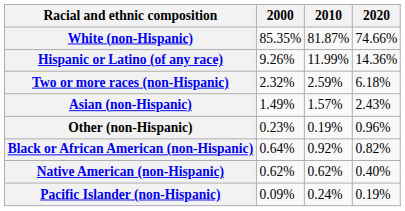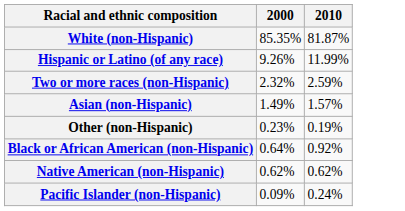- column: (376, 16)
